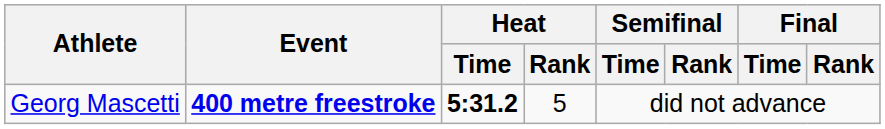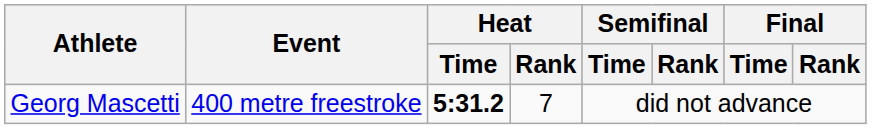(313, 103) bold -> (306, 103) normal
(560, 103) 5 -> (546, 103) 7
